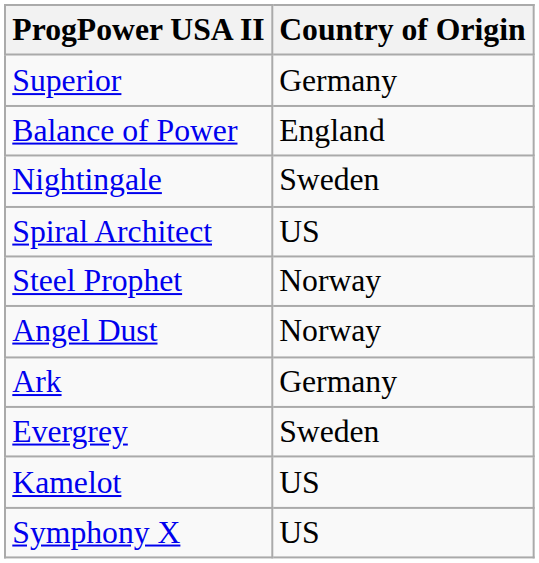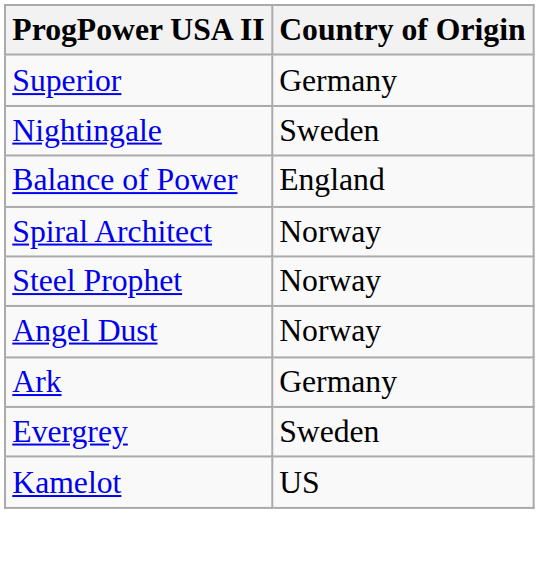rows swapped: (125, 130) <-> (87, 180)
(299, 230) US -> (330, 230) Norway
- row: (96, 532)
